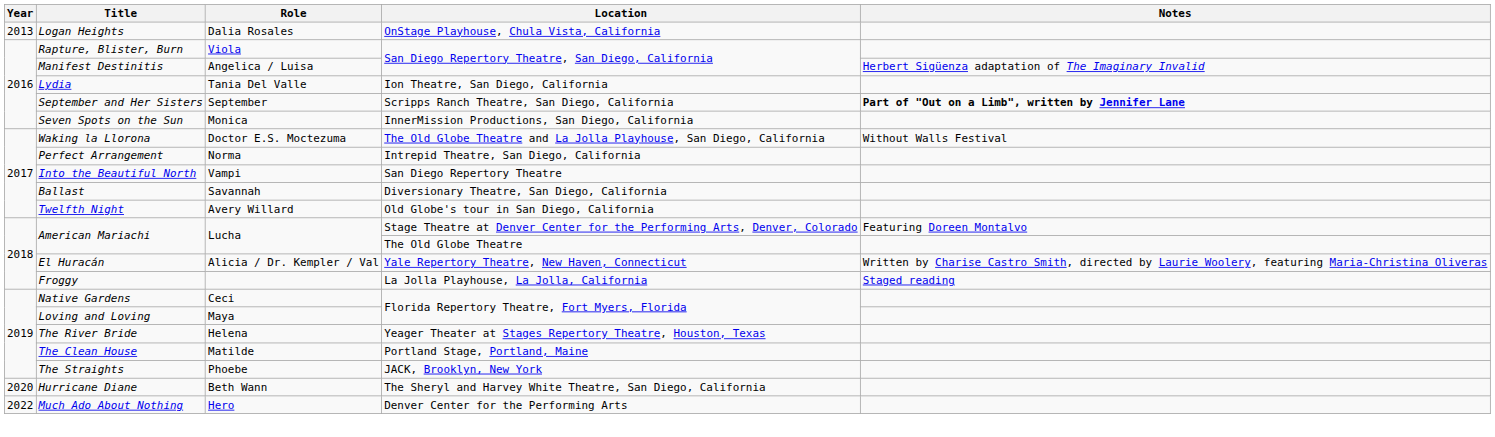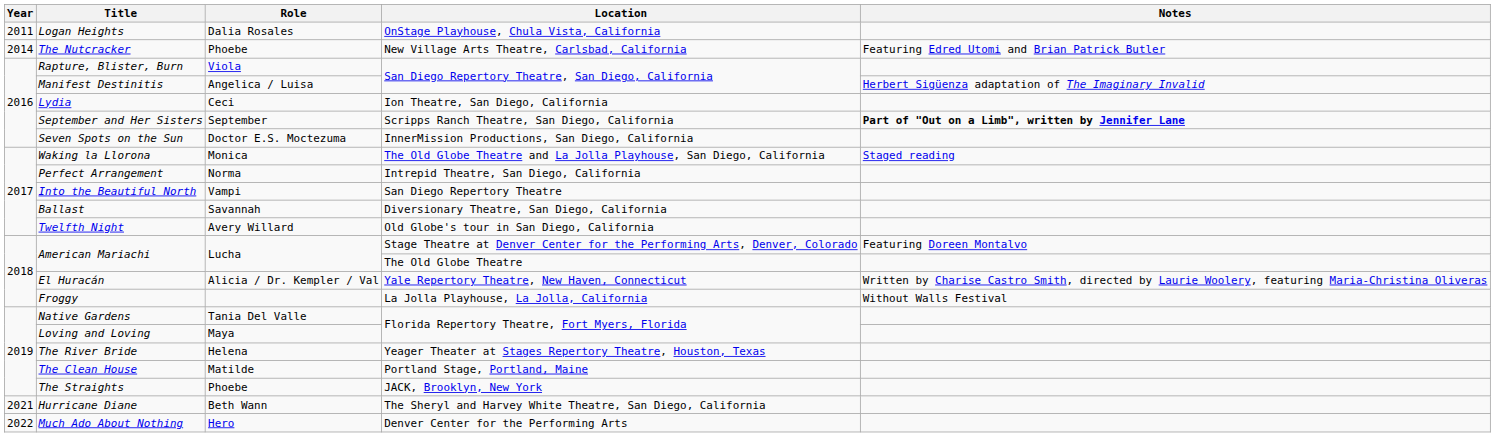(20, 31) 2013 -> (20, 31) 2011
+ row: (85, 49)
(257, 85) Tania Del Valle -> (221, 102) Ceci
(228, 120) Monica -> (277, 138) Doctor E.S. Moctezuma
(277, 138) Doctor E.S. Moctezuma -> (228, 156) Monica
(935, 138) Without Walls Festival -> (909, 156) Staged reading
(909, 280) Staged reading -> (935, 298) Without Walls Festival
(221, 298) Ceci -> (257, 316) Tania Del Valle
(20, 387) 2020 -> (20, 405) 2021
